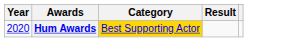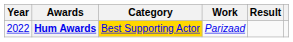+ column: (225, 12)
(18, 28) 2020 -> (18, 28) 2022
